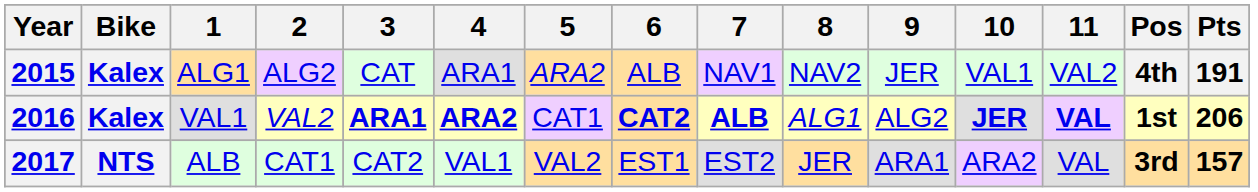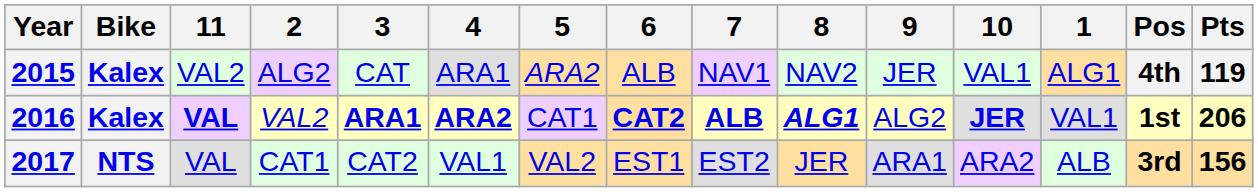columns swapped: (213, 27) <-> (1083, 27)
(1220, 72) 191 -> (1223, 72) 119
(825, 117) normal -> (821, 117) bold
(1220, 162) 157 -> (1223, 162) 156
